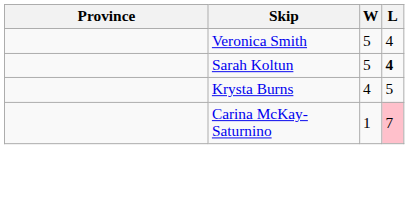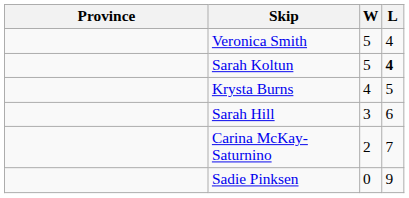+ row: (243, 114)
(367, 122) 1 -> (367, 147) 2
(389, 122) pink background -> (389, 147) no background
+ row: (255, 180)
